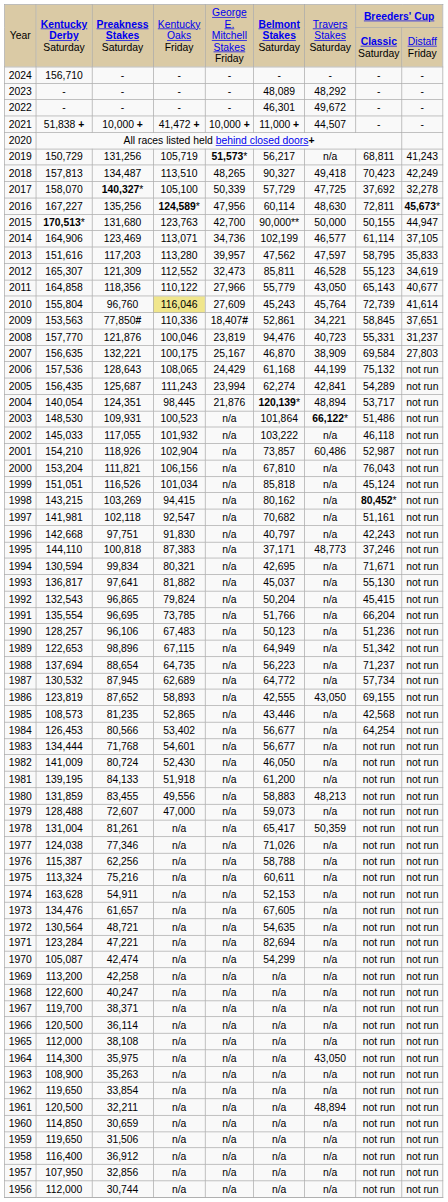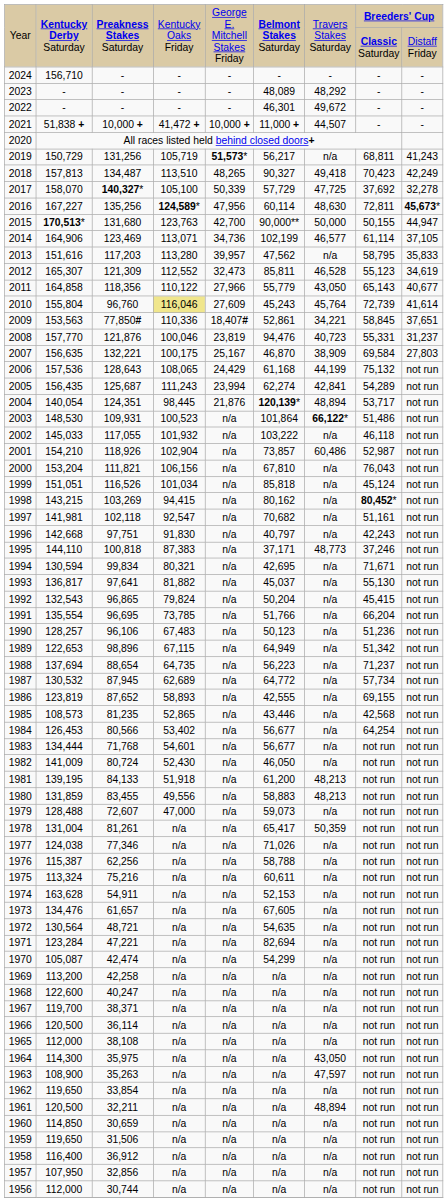(330, 256) 47,597 -> (330, 256) n/a
(330, 698) 43,050 -> (330, 698) n/a
(330, 780) n/a -> (330, 780) 48,213
(330, 1075) n/a -> (330, 1075) 47,597
